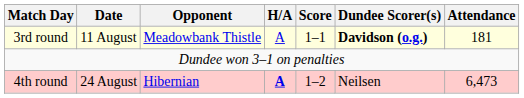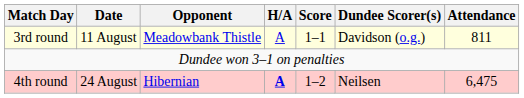(383, 37) bold -> (382, 37) normal
(481, 37) 181 -> (481, 37) 811
(481, 81) 6,473 -> (481, 81) 6,475
